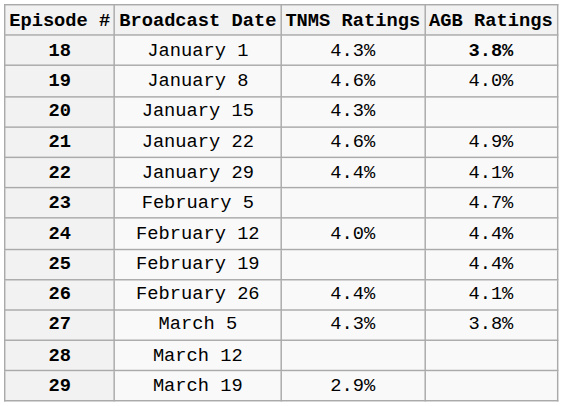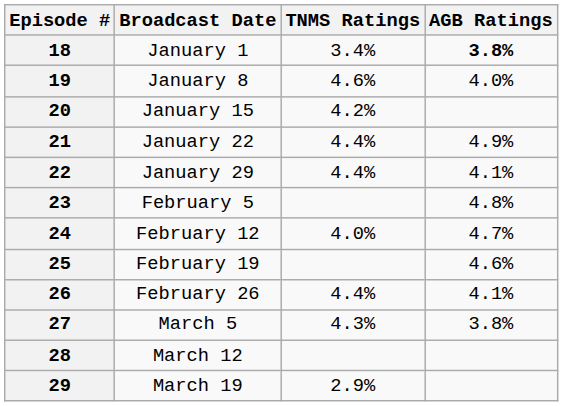(353, 50) 4.3% -> (353, 50) 3.4%
(353, 112) 4.3% -> (353, 112) 4.2%
(353, 142) 4.6% -> (353, 142) 4.4%
(491, 203) 4.7% -> (491, 203) 4.8%
(491, 234) 4.4% -> (491, 234) 4.7%
(491, 264) 4.4% -> (491, 264) 4.6%
